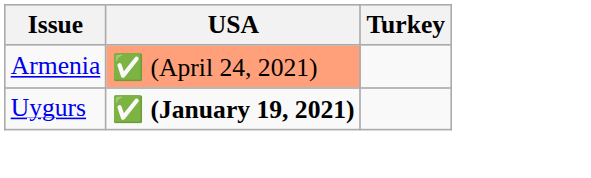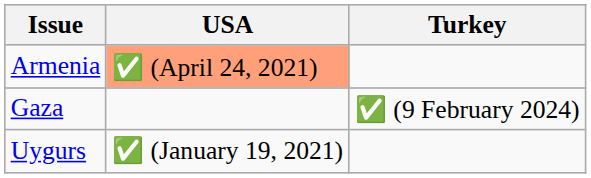+ row: (37, 108)
(233, 109) bold -> (228, 151) normal
